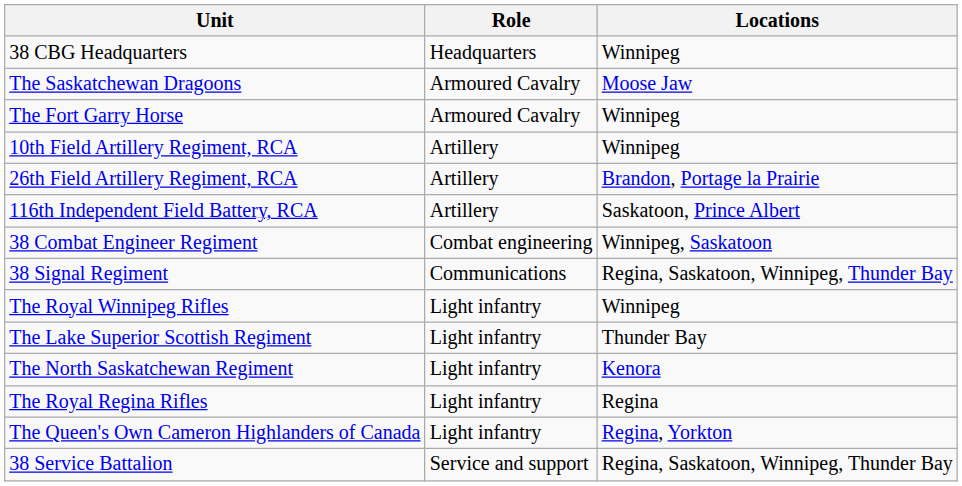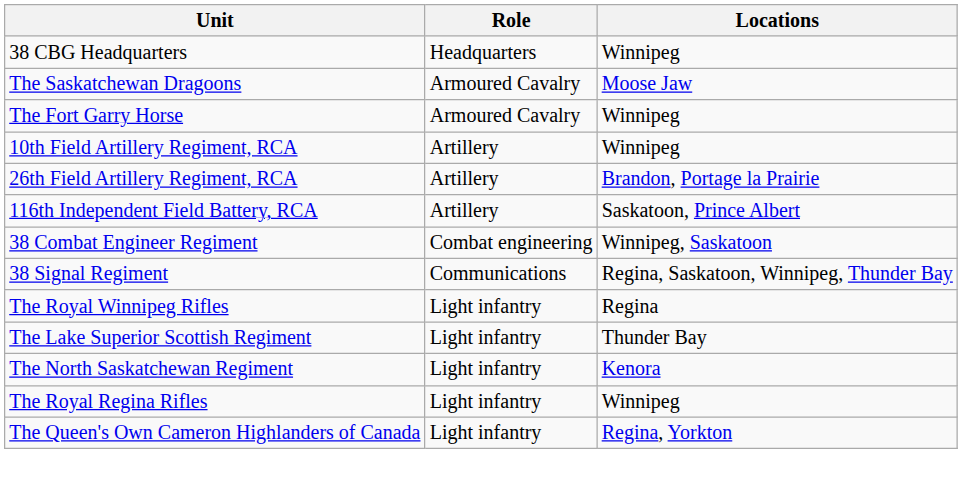(641, 305) Winnipeg -> (630, 305) Regina
(630, 400) Regina -> (641, 400) Winnipeg
- row: (91, 464)
